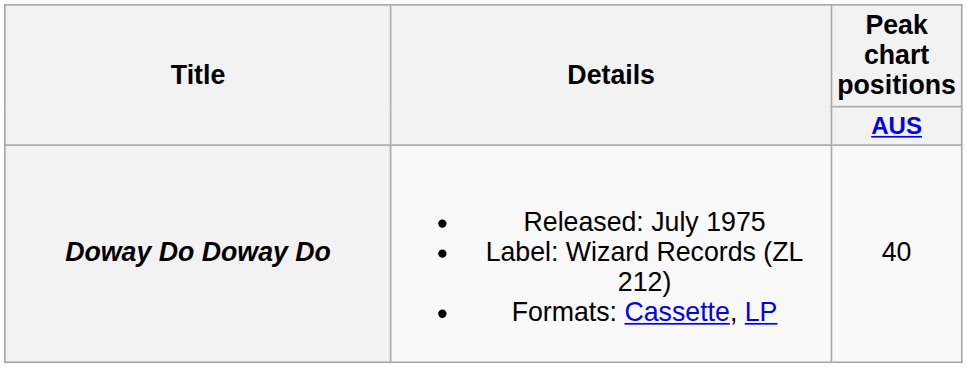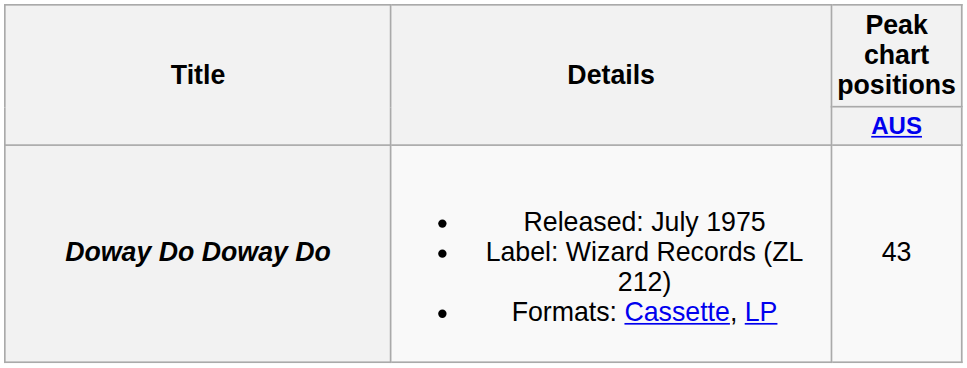(897, 253) 40 -> (897, 253) 43
